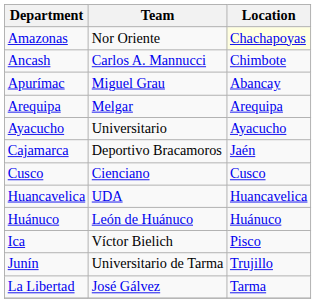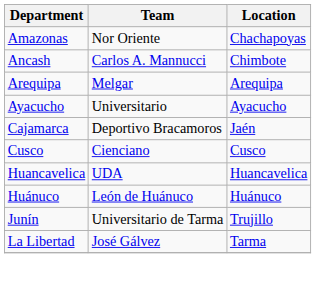(268, 38) lightyellow background -> (268, 38) no background
- row: (36, 83)
- row: (16, 241)
